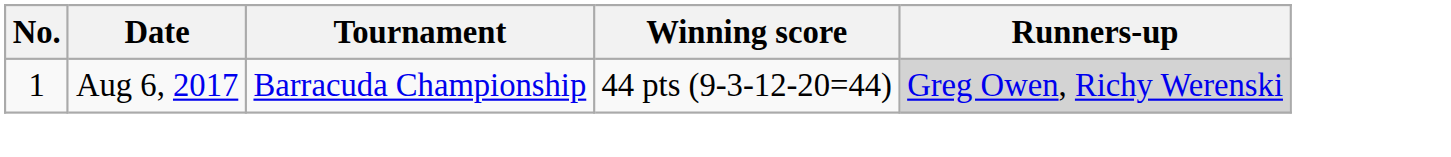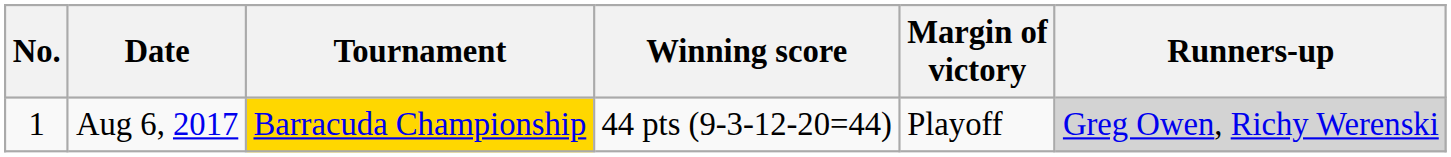+ column: (977, 50)
(420, 85) no background -> (420, 124) gold background
